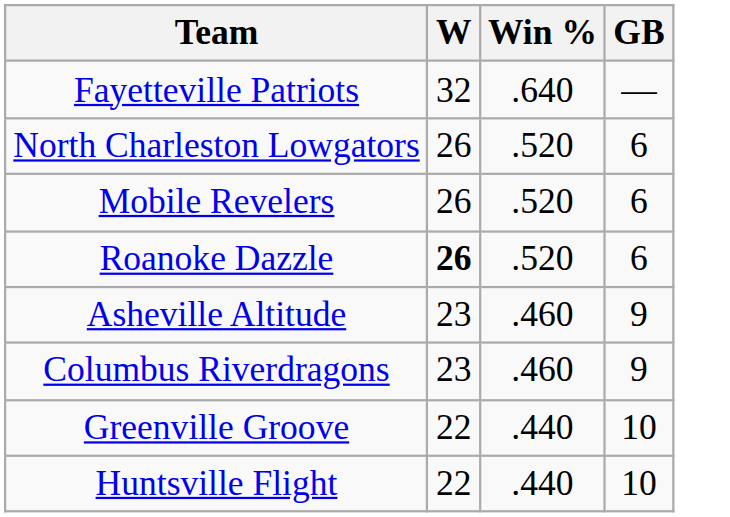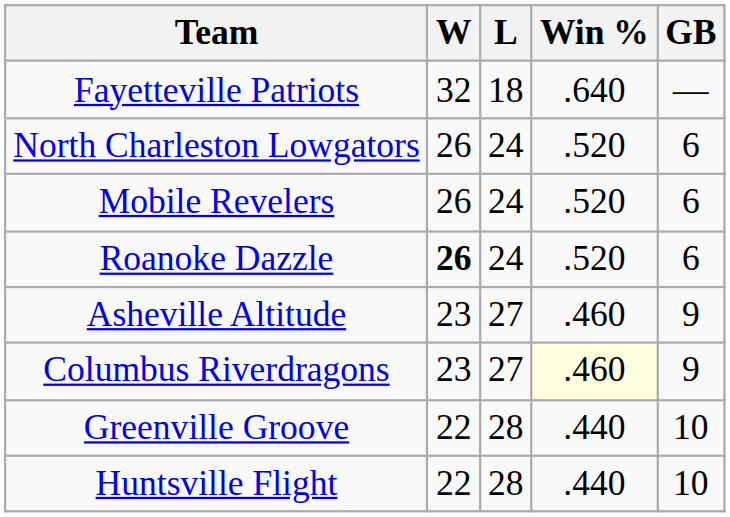+ column: (506, 32)
(542, 370) no background -> (594, 370) lightyellow background
